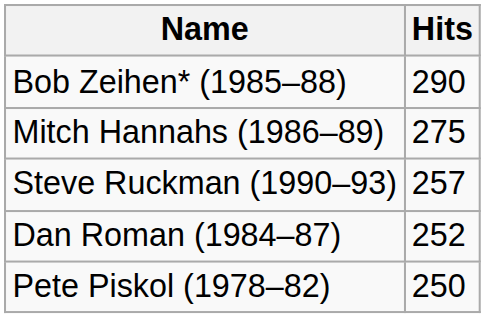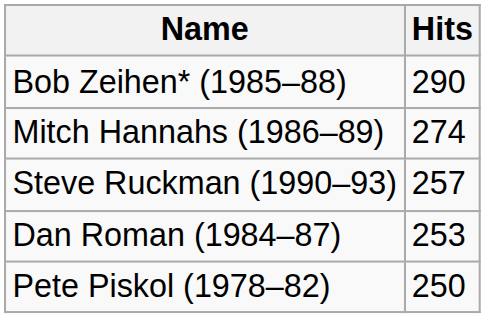(439, 132) 275 -> (439, 132) 274
(439, 235) 252 -> (439, 235) 253
